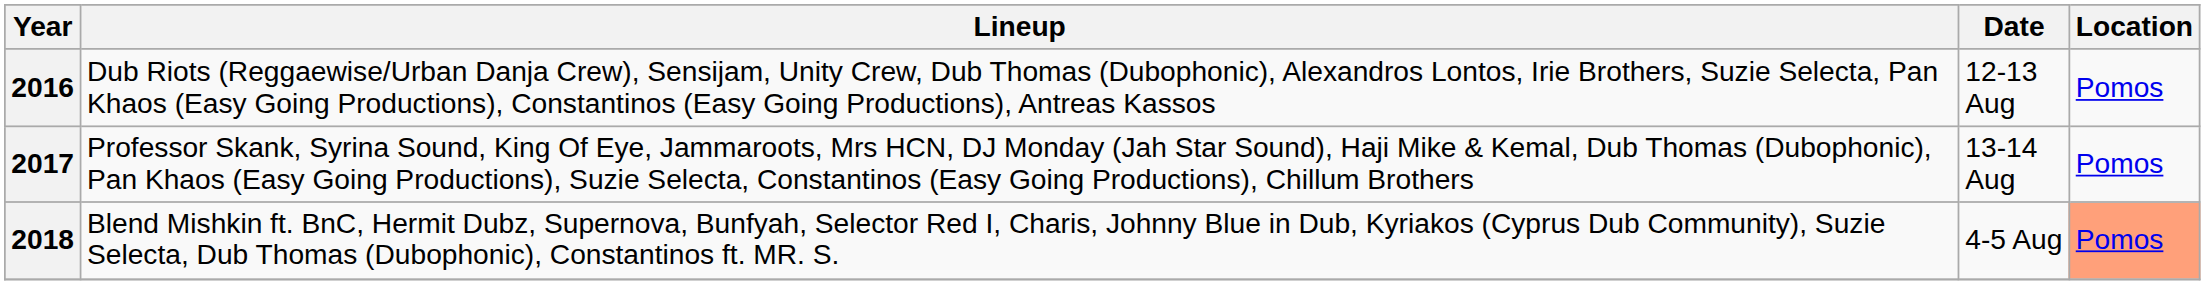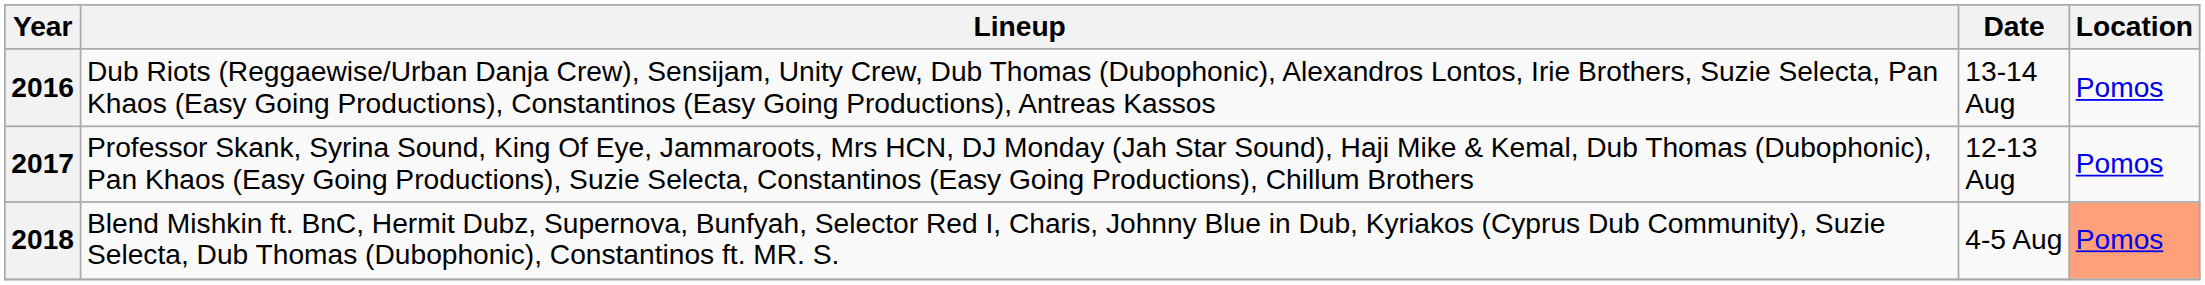(2001, 87) 12-13 Aug -> (2001, 87) 13-14 Aug
(2001, 163) 13-14 Aug -> (2001, 163) 12-13 Aug
